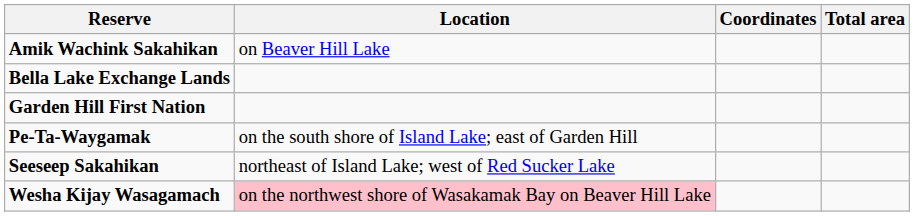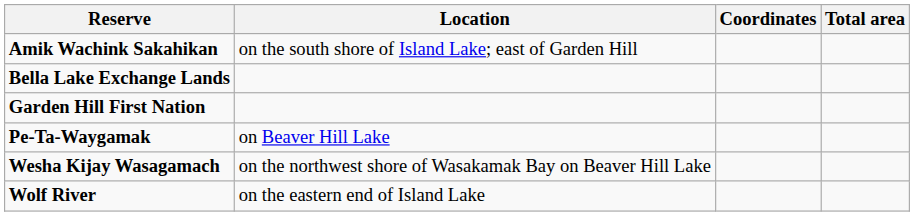(314, 48) on Beaver Hill Lake -> (438, 48) on the south shore of Island Lake; east of Garden Hill
(438, 136) on the south shore of Island Lake; east of Garden Hill -> (314, 136) on Beaver Hill Lake
- row: (84, 166)
(475, 195) pink background -> (475, 166) no background
+ row: (52, 195)
